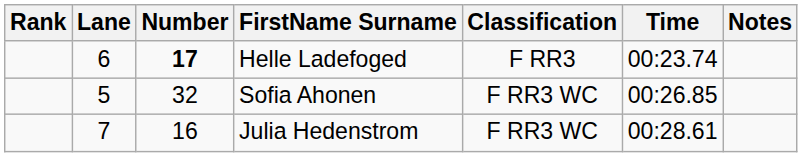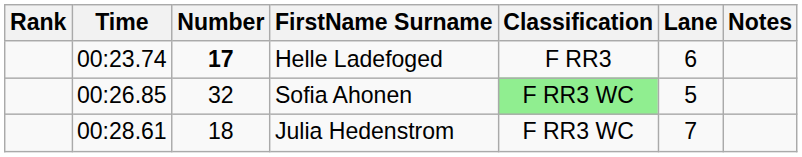columns swapped: (104, 22) <-> (673, 22)
(542, 95) no background -> (578, 95) lightgreen background
(185, 132) 16 -> (221, 132) 18
